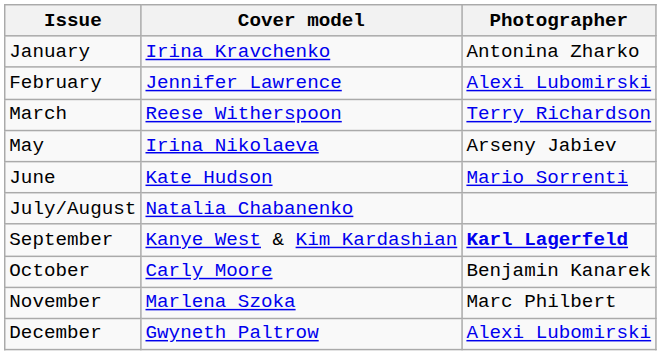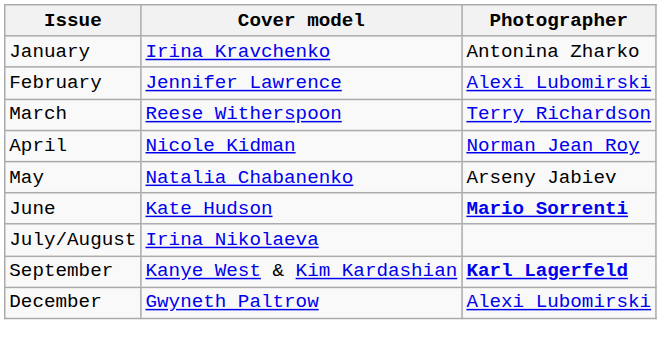+ row: (38, 146)
(232, 146) Irina Nikolaeva -> (249, 177) Natalia Chabanenko
(547, 177) normal -> (547, 209) bold
(249, 209) Natalia Chabanenko -> (232, 240) Irina Nikolaeva
- row: (50, 271)
- row: (56, 303)
